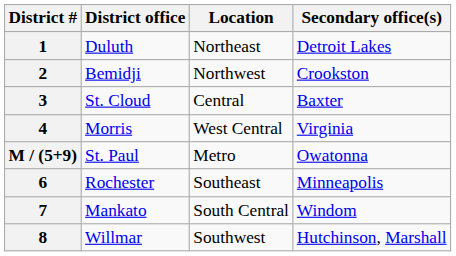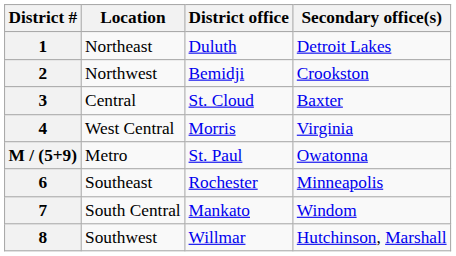columns swapped: (241, 18) <-> (135, 18)
